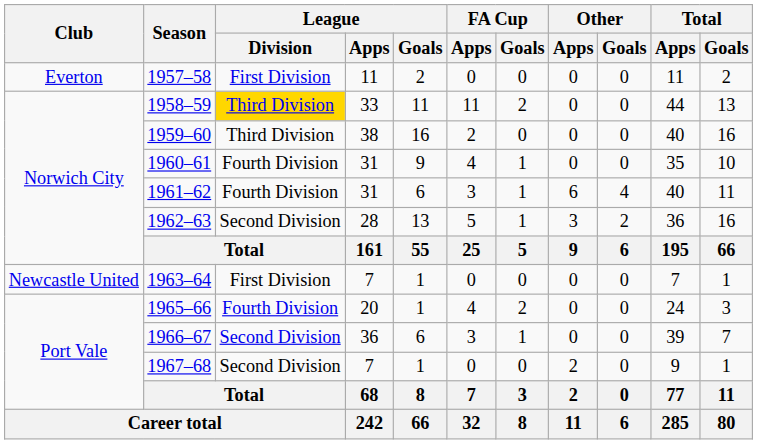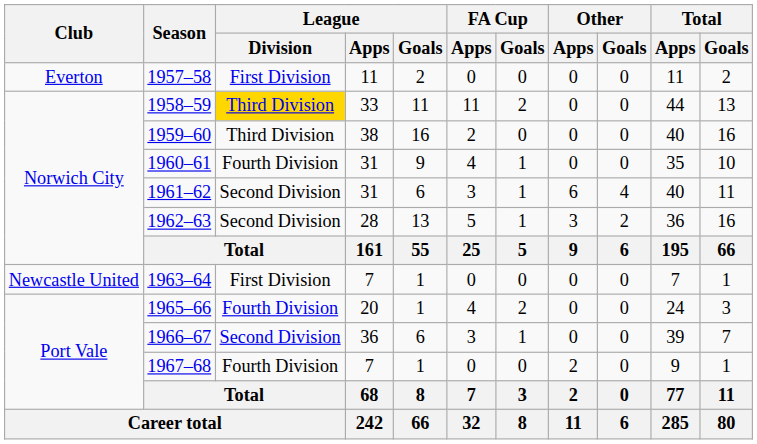(280, 192) Fourth Division -> (280, 192) Second Division
(280, 366) Second Division -> (280, 366) Fourth Division
